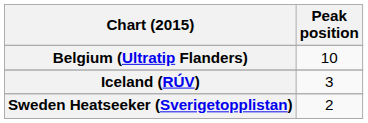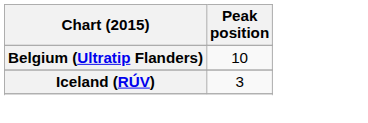- row: (150, 105)
